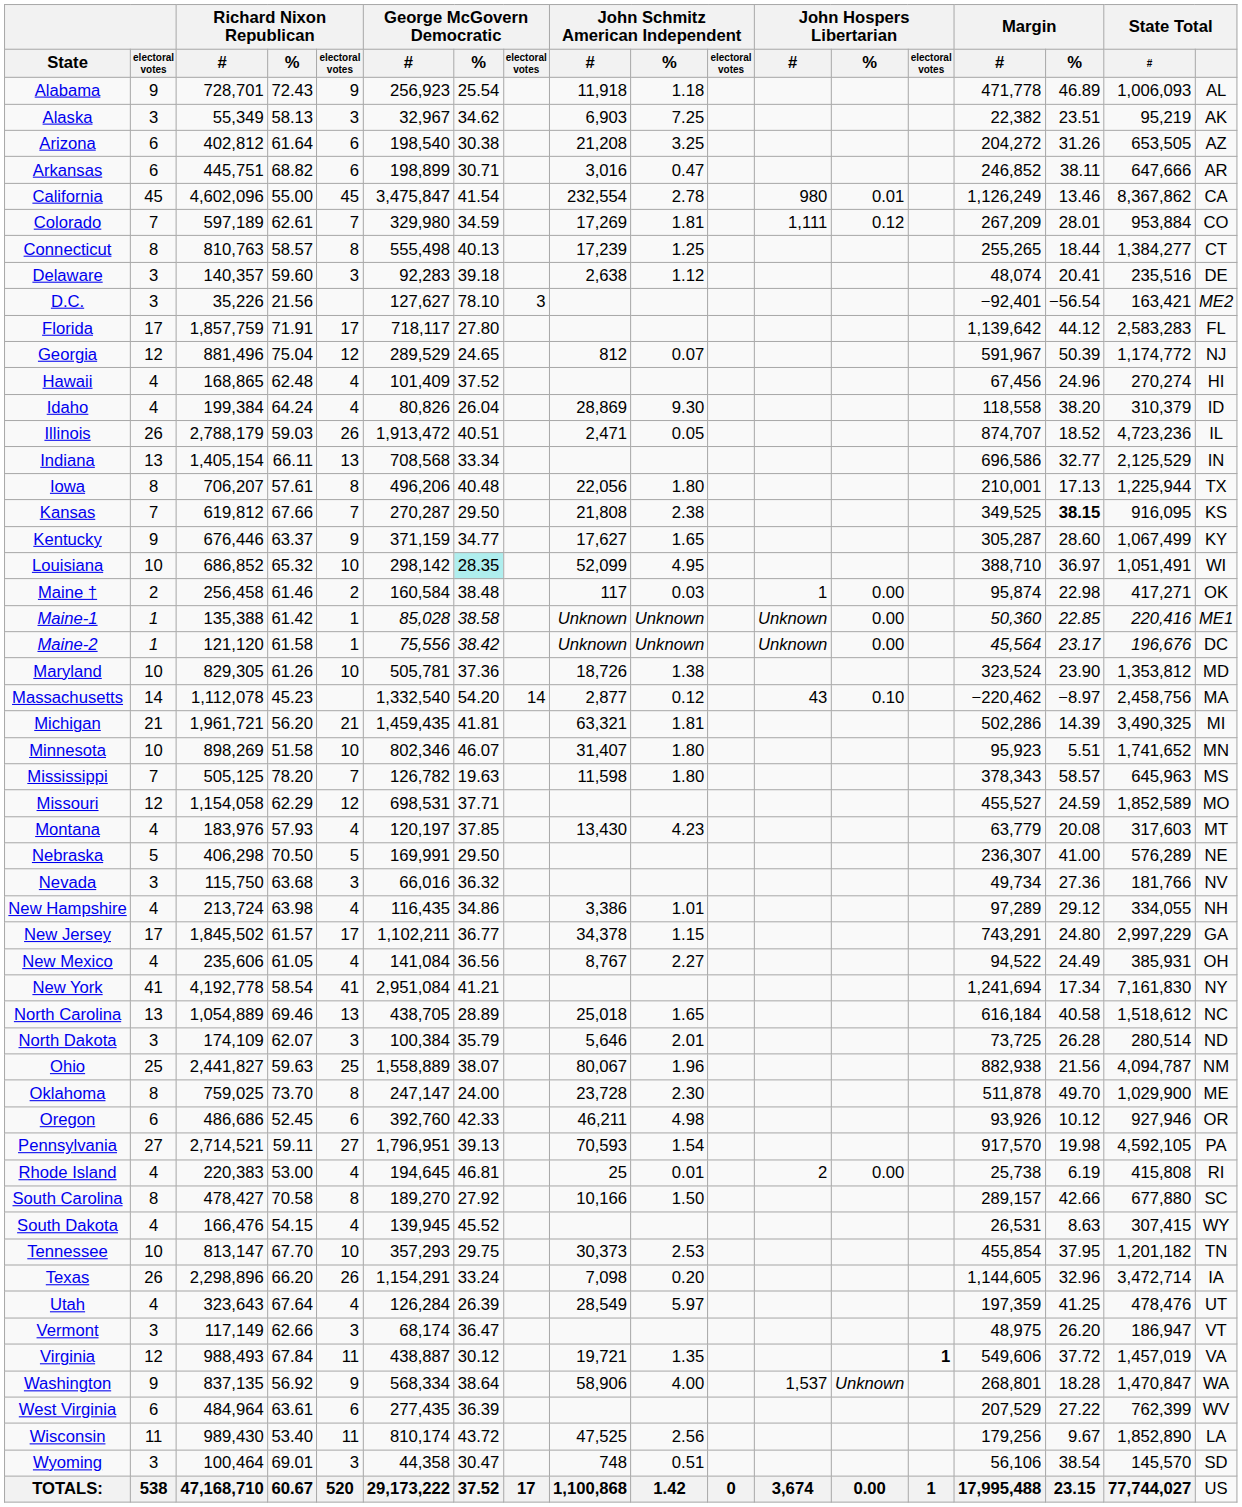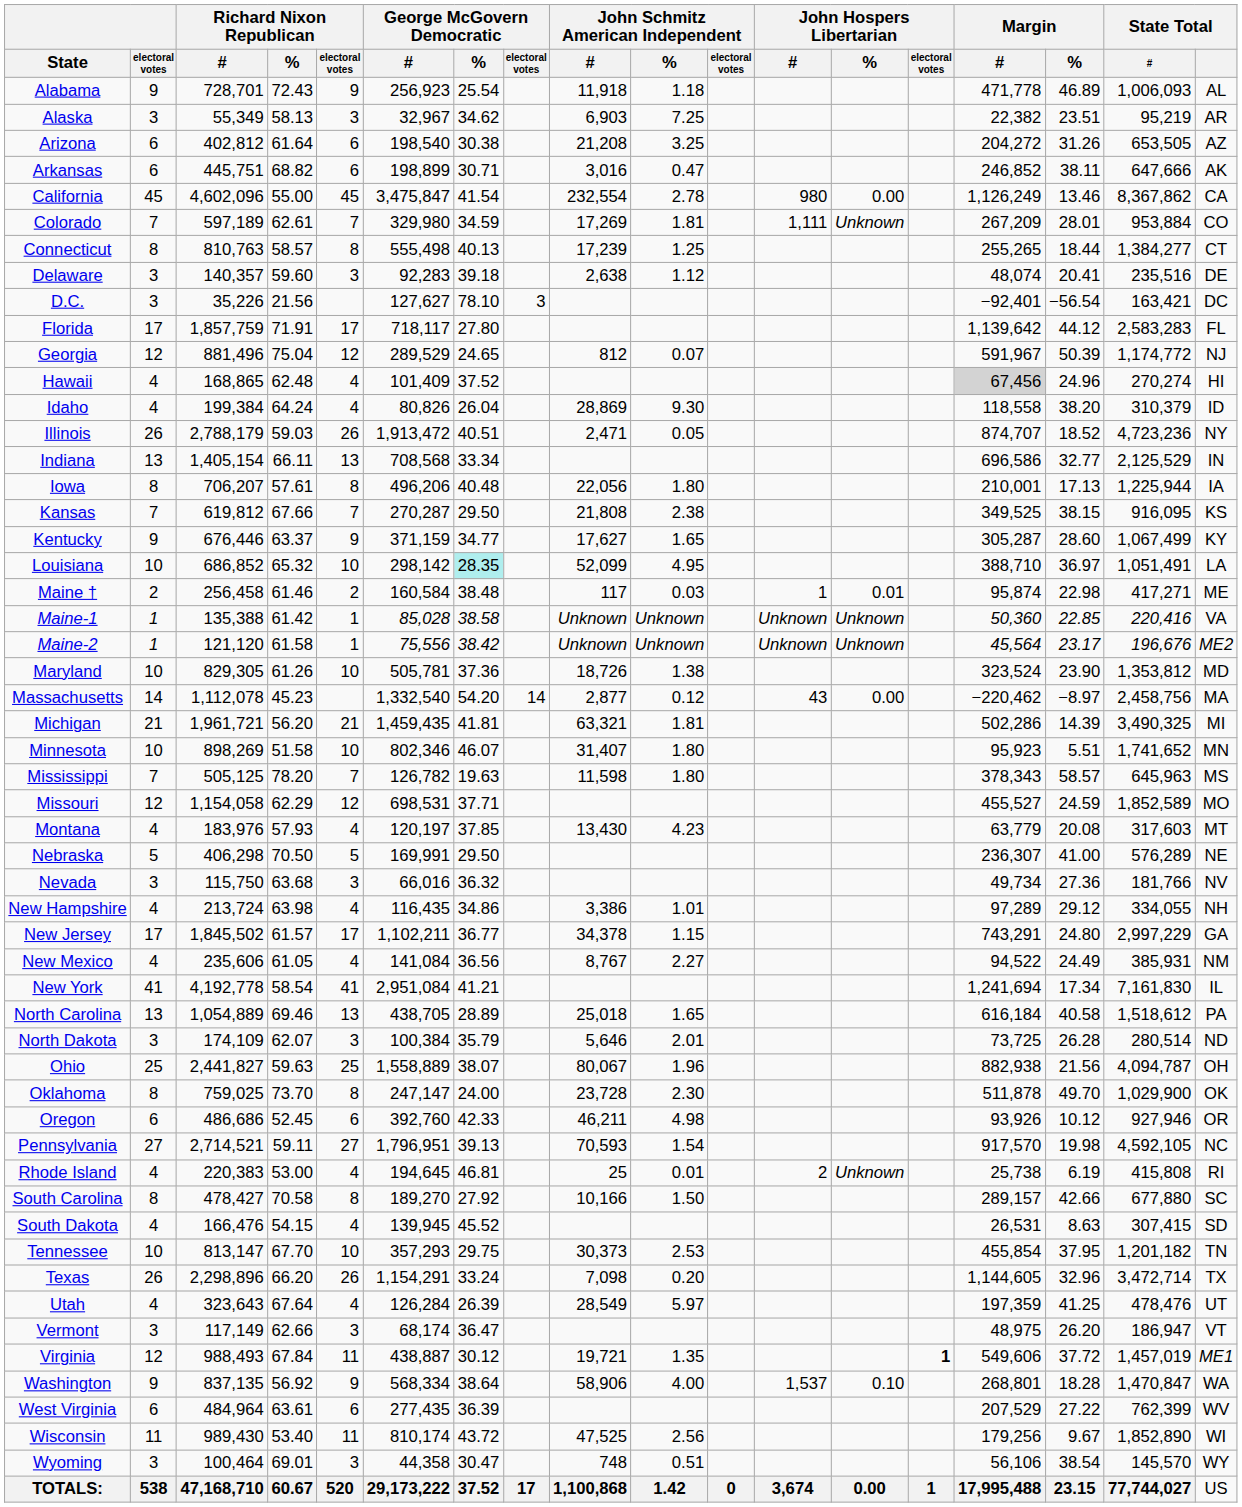(1216, 117) AK -> (1216, 117) AR
(1216, 169) AR -> (1216, 169) AK
(888, 196) 0.01 -> (888, 196) 0.00
(888, 222) 0.12 -> (870, 222) Unknown
(1216, 301) ME2 -> (1216, 301) DC
(1016, 380) no background -> (1016, 380) lightgrey background
(1216, 433) IL -> (1216, 433) NY
(1216, 486) TX -> (1216, 486) IA
(1080, 512) bold -> (1080, 512) normal
(1216, 565) WI -> (1216, 565) LA
(888, 592) 0.00 -> (888, 592) 0.01
(1216, 592) OK -> (1216, 592) ME
(888, 618) 0.00 -> (870, 618) Unknown
(1216, 618) ME1 -> (1216, 618) VA
(888, 644) 0.00 -> (870, 644) Unknown
(1216, 644) DC -> (1216, 644) ME2
(888, 697) 0.10 -> (888, 697) 0.00
(1216, 961) OH -> (1216, 961) NM
(1216, 987) NY -> (1216, 987) IL
(1216, 1014) NC -> (1216, 1014) PA
(1216, 1067) NM -> (1216, 1067) OH
(1216, 1093) ME -> (1216, 1093) OK
(1216, 1146) PA -> (1216, 1146) NC
(888, 1172) 0.00 -> (870, 1172) Unknown
(1216, 1225) WY -> (1216, 1225) SD
(1216, 1278) IA -> (1216, 1278) TX
(1216, 1357) VA -> (1216, 1357) ME1
(870, 1383) Unknown -> (888, 1383) 0.10
(1216, 1436) LA -> (1216, 1436) WI
(1216, 1462) SD -> (1216, 1462) WY
